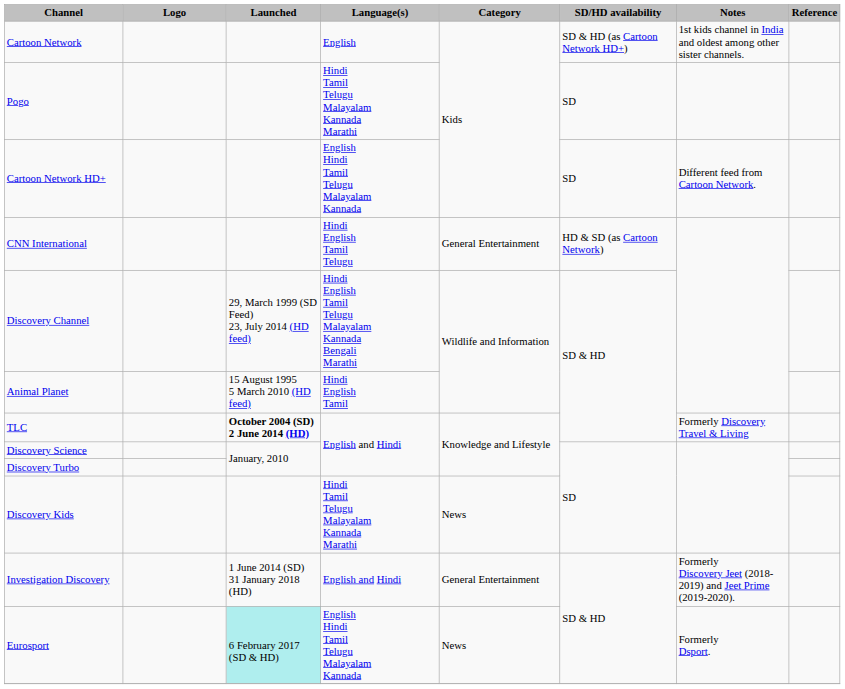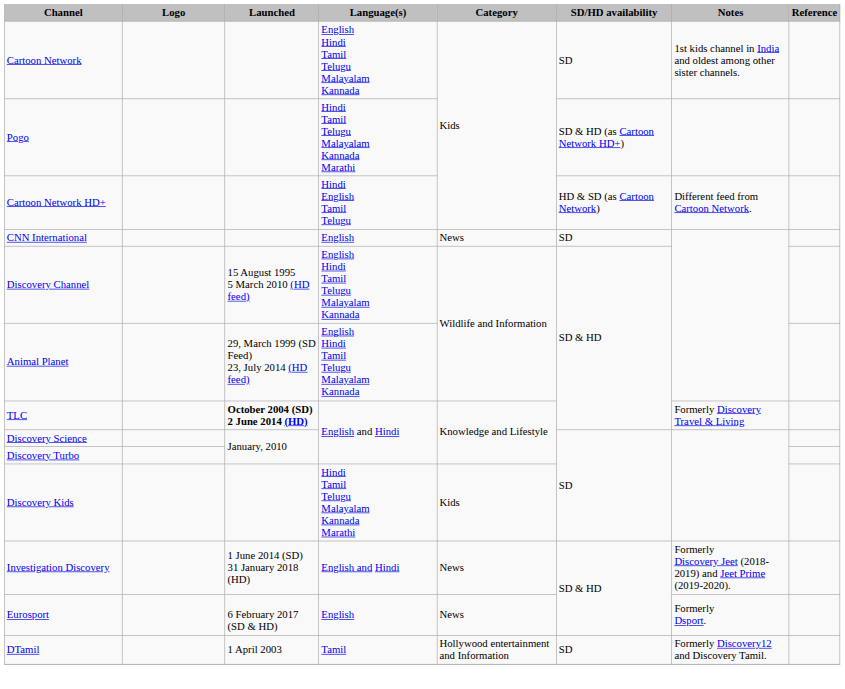(339, 42) English -> (345, 60) English Hindi Tamil Telugu Malayalam Kannada
(610, 42) SD & HD (as Cartoon Network HD+) -> (566, 60) SD
(569, 101) SD -> (606, 137) SD & HD (as Cartoon Network HD+)
(347, 178) English Hindi Tamil Telugu Malayalam Kannada -> (338, 202) Hindi English Tamil Telugu
(569, 178) SD -> (606, 202) HD & SD (as Cartoon Network)
(339, 243) Hindi English Tamil Telugu -> (338, 237) English
(490, 243) General Entertainment -> (452, 237) News
(610, 243) HD & SD (as Cartoon Network) -> (566, 237) SD
(273, 321) 29, March 1999 (SD Feed) 23, July 2014 (HD feed) -> (268, 284) 15 August 1995 5 March 2010 (HD feed)
(347, 321) Hindi English Tamil Telugu Malayalam Kannada Bengali Marathi -> (345, 284) English Hindi Tamil Telugu Malayalam Kannada
(270, 392) 15 August 1995 5 March 2010 (HD feed) -> (272, 362) 29, March 1999 (SD Feed) 23, July 2014 (HD feed)
(339, 392) Hindi English Tamil -> (345, 362) English Hindi Tamil Telugu Malayalam Kannada
(454, 514) News -> (450, 502) Kids
(490, 579) General Entertainment -> (452, 567) News
(264, 651) paleturquoise background -> (263, 621) no background
(347, 645) English Hindi Tamil Telugu Malayalam Kannada -> (338, 614) English
+ row: (23, 650)
